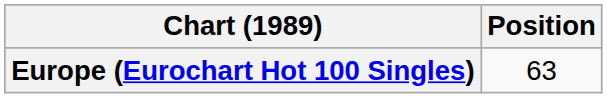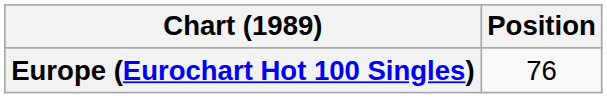(542, 69) 63 -> (542, 69) 76
